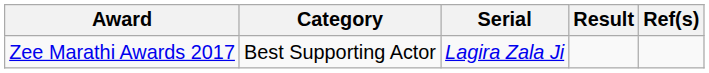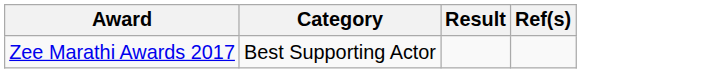- column: (505, 20)
